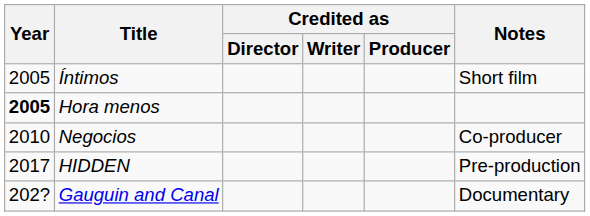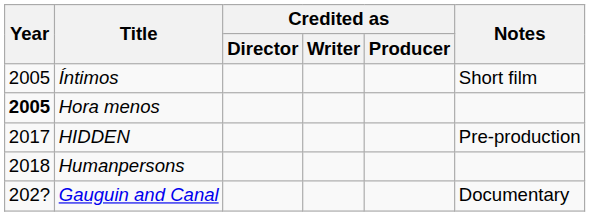- row: (97, 136)
+ row: (122, 166)
